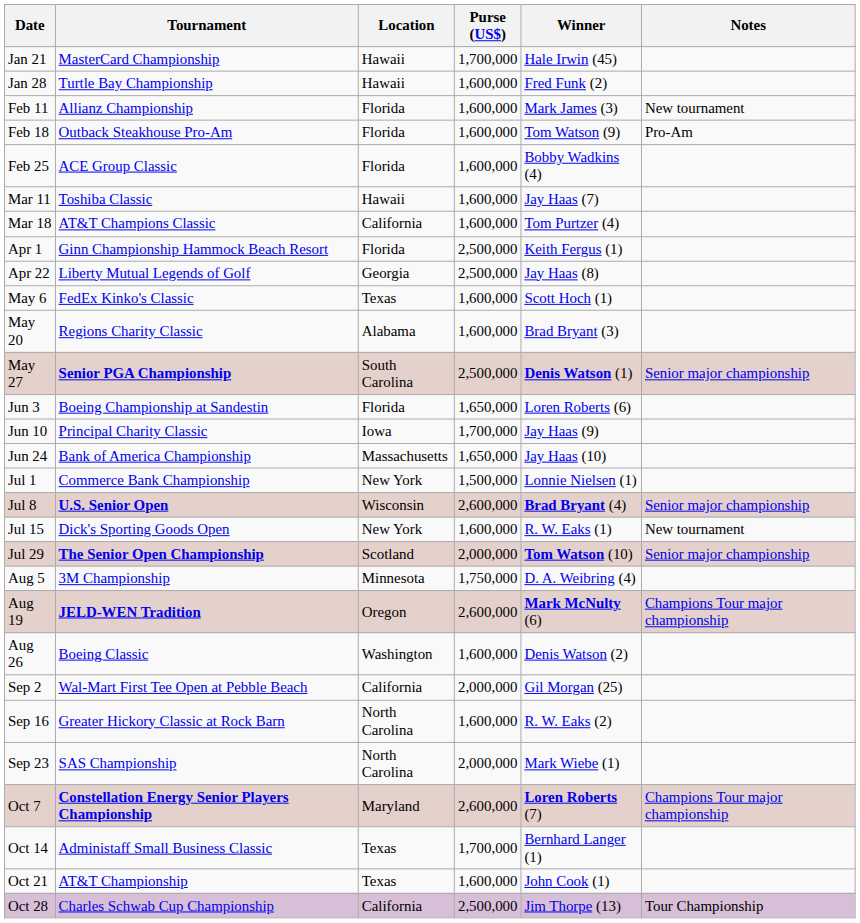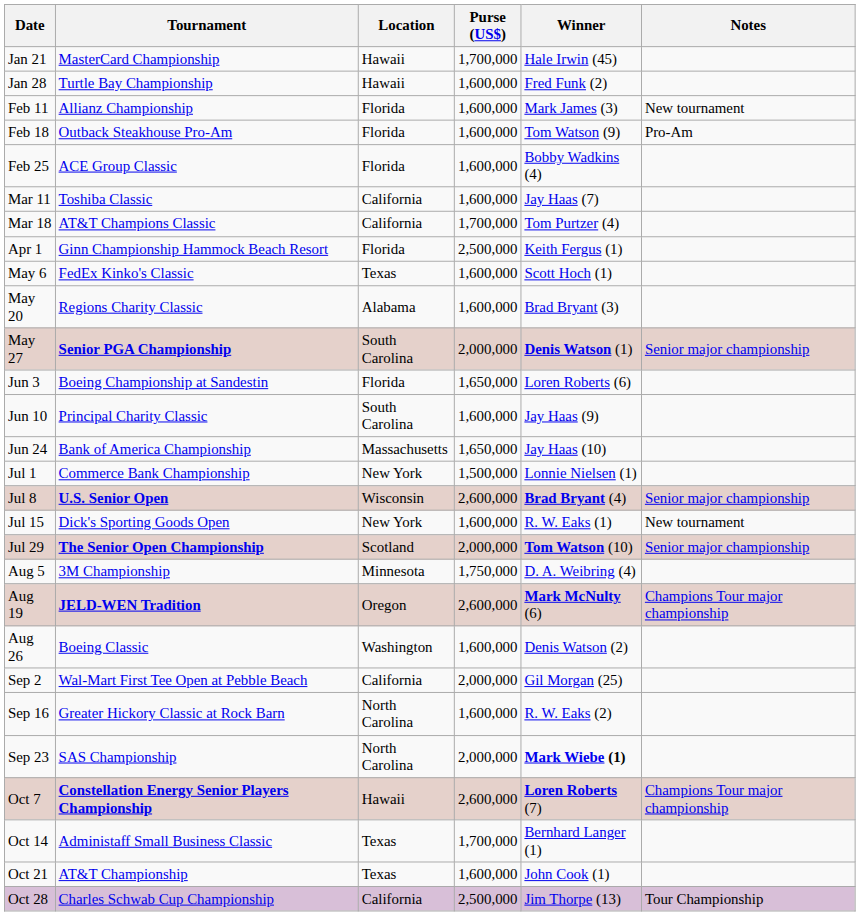(383, 199) Hawaii -> (392, 199) California
(488, 224) 1,600,000 -> (488, 224) 1,700,000
- row: (29, 273)
(488, 373) 2,500,000 -> (488, 348) 2,000,000
(377, 431) Iowa -> (387, 415) South Carolina
(488, 431) 1,700,000 -> (488, 415) 1,600,000
(572, 763) normal -> (575, 756) bold
(391, 805) Maryland -> (383, 798) Hawaii
